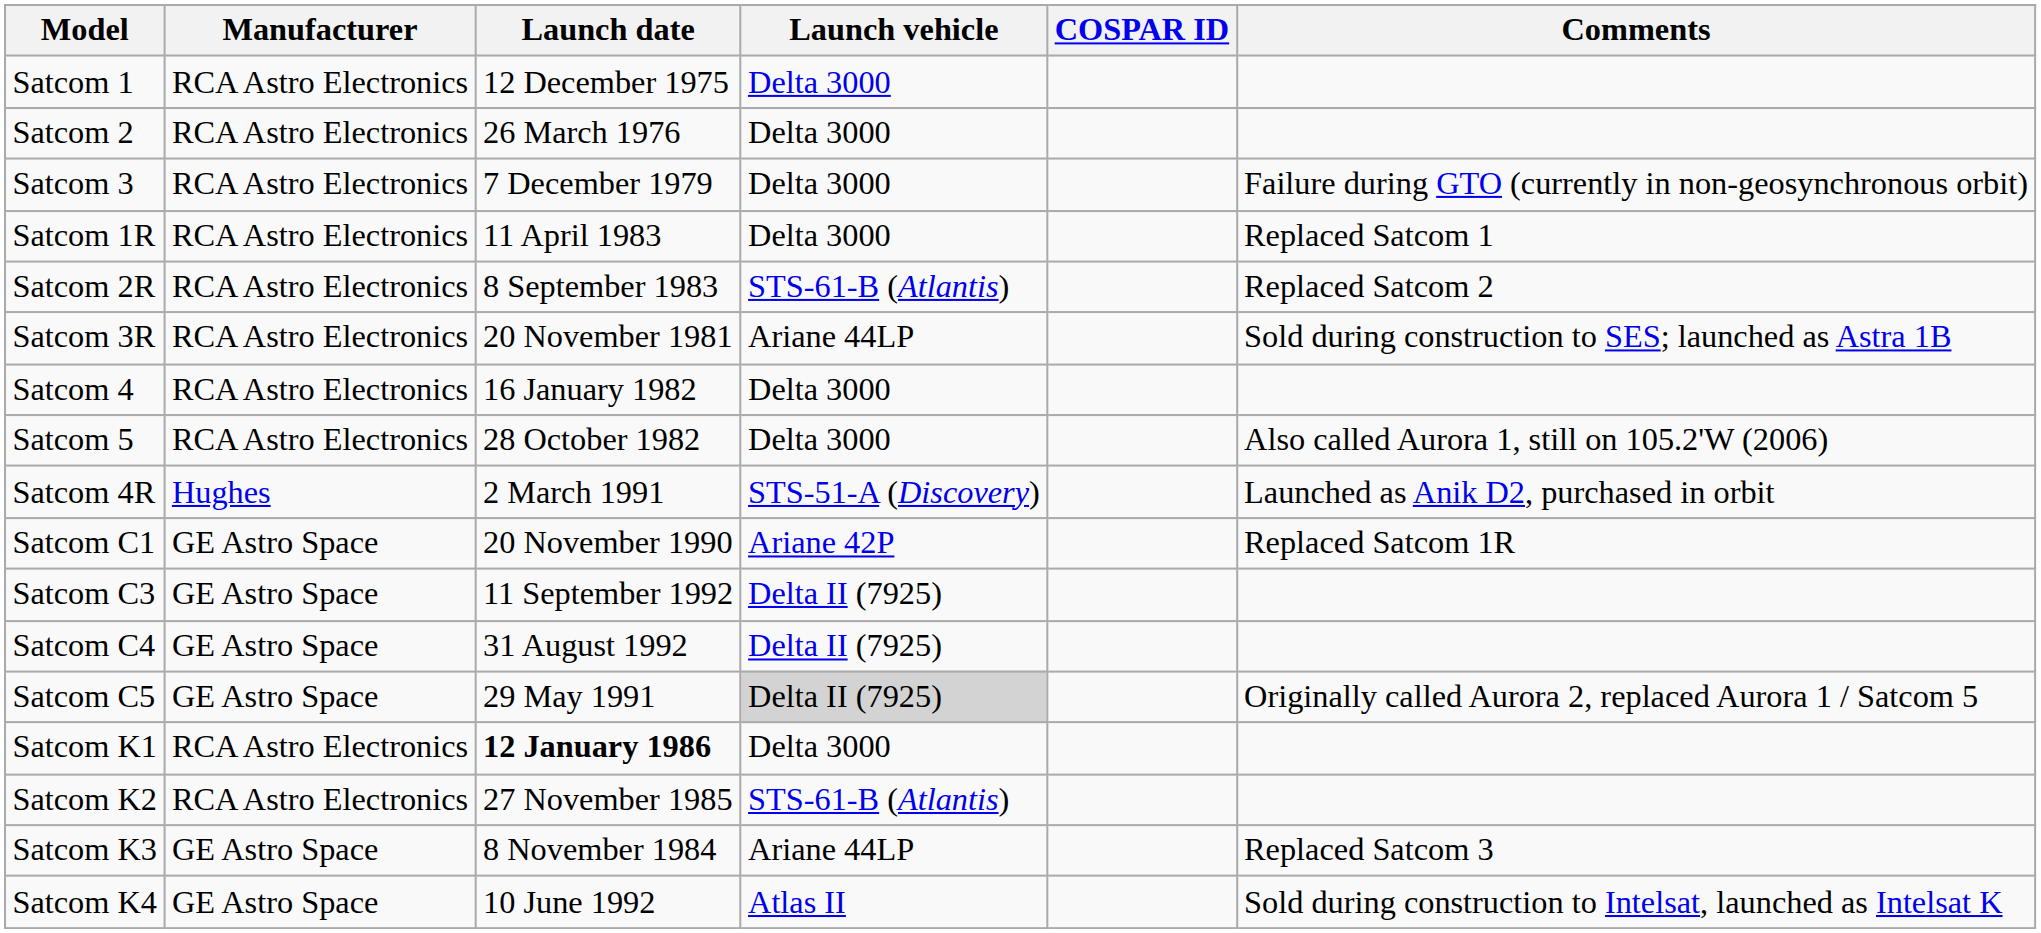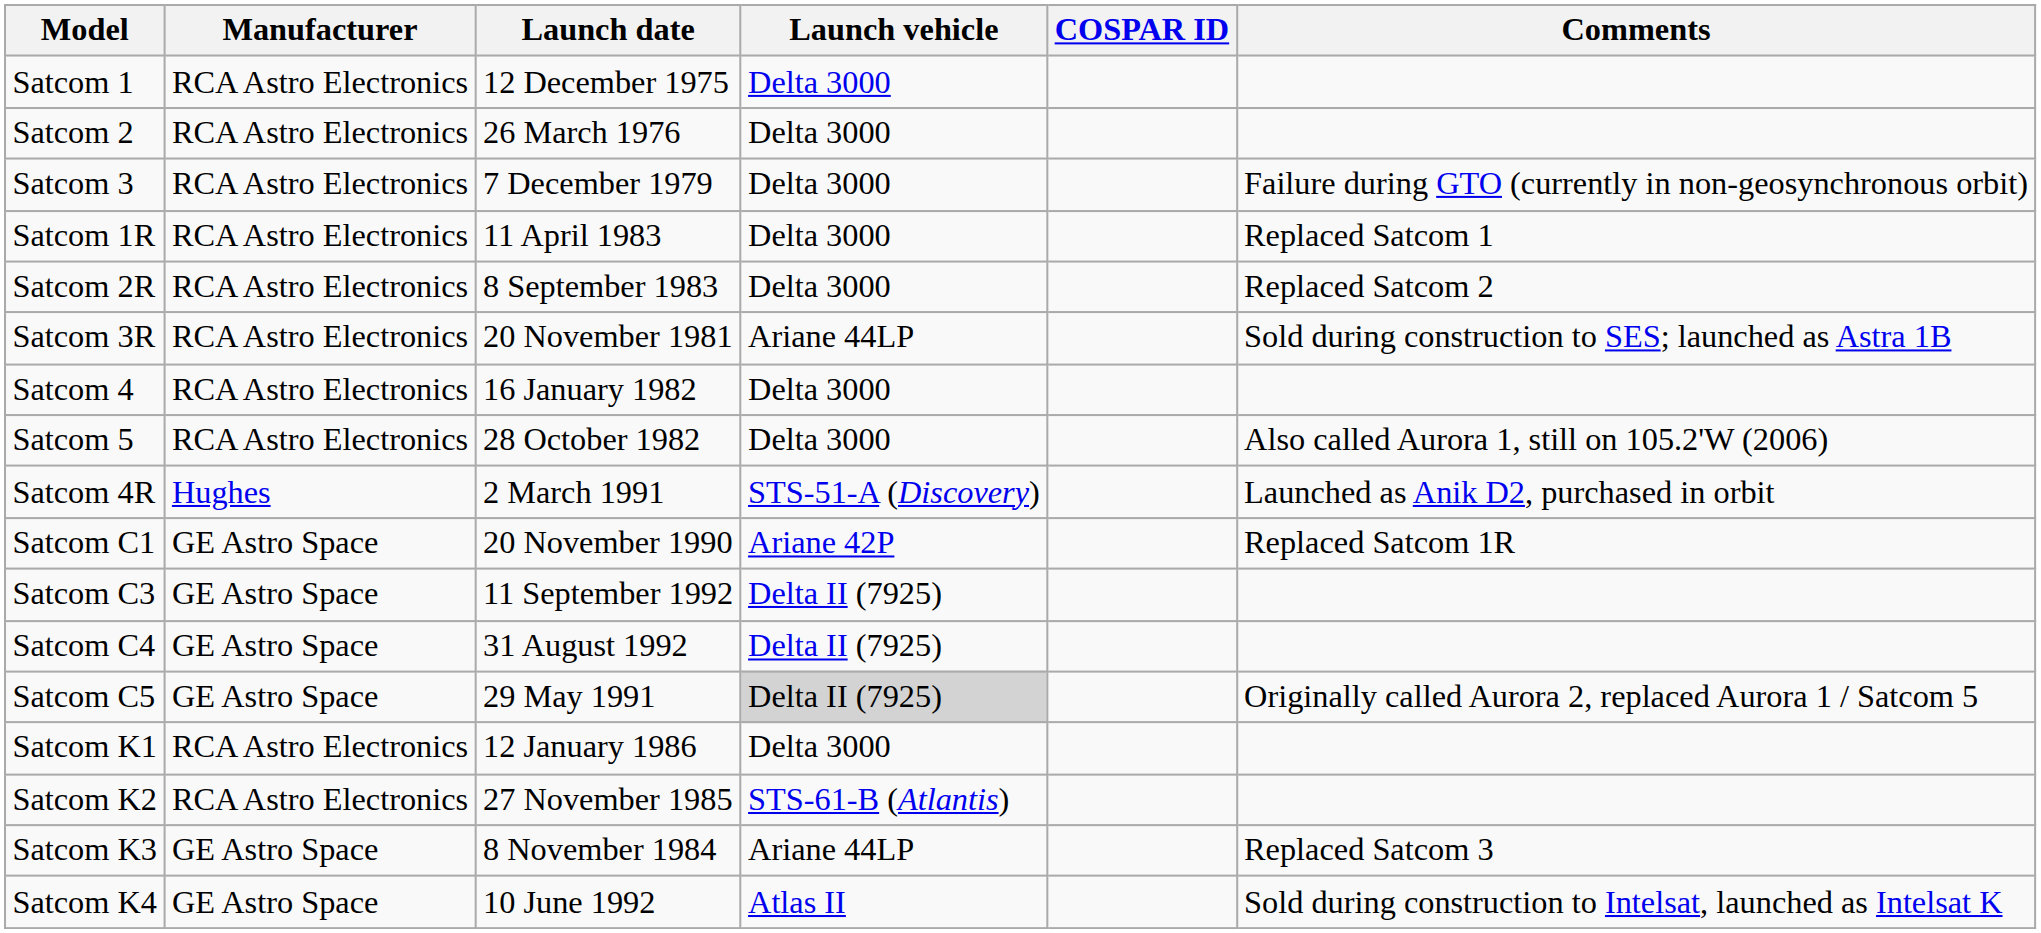(879, 286) STS-61-B (Atlantis) -> (819, 286) Delta 3000
(597, 747) bold -> (590, 747) normal
